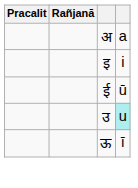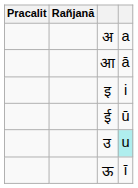+ row: (108, 64)
